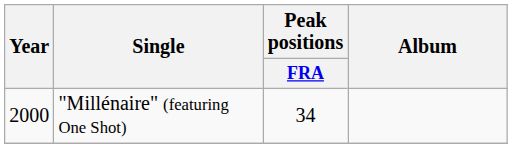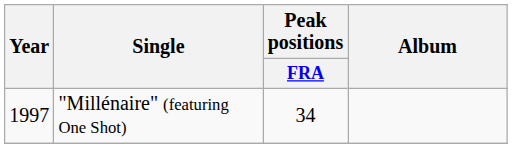(29, 115) 2000 -> (29, 115) 1997
